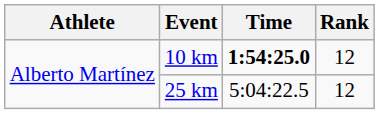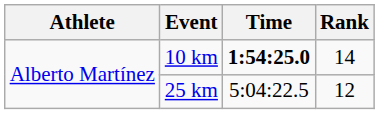(344, 56) 12 -> (344, 56) 14
